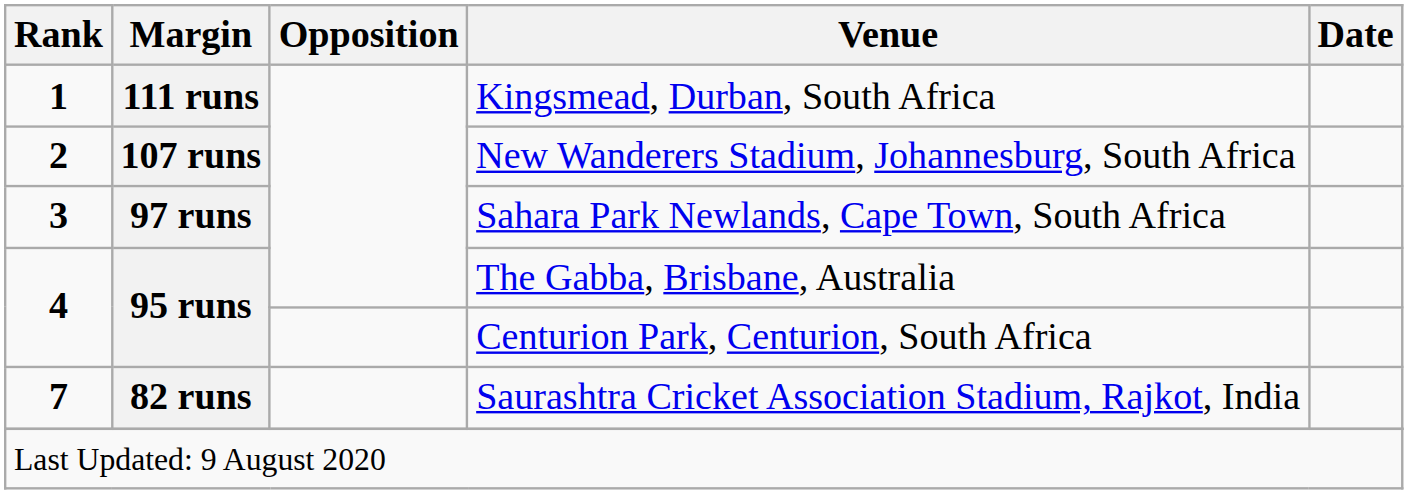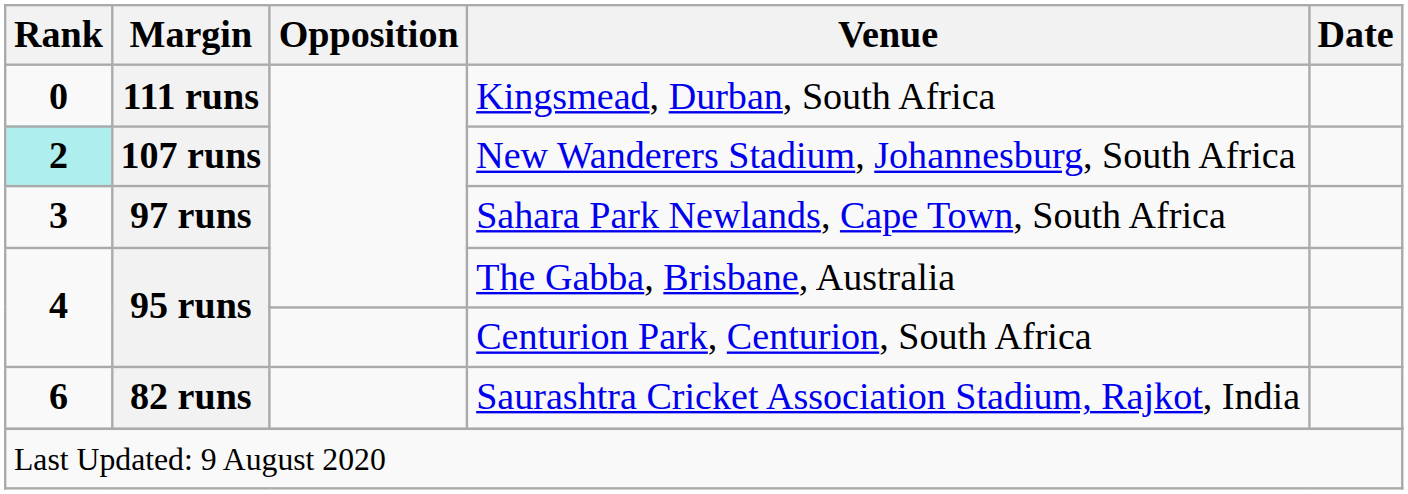(58, 95) 1 -> (58, 95) 0
(58, 155) no background -> (58, 155) paleturquoise background
(58, 397) 7 -> (58, 397) 6
